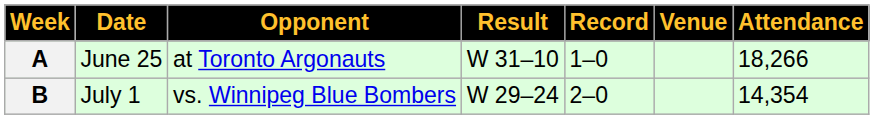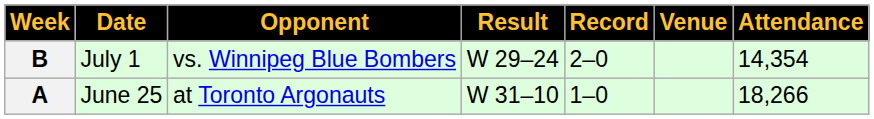rows swapped: (40, 59) <-> (40, 95)
